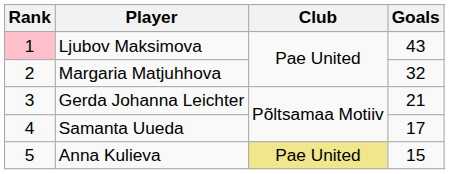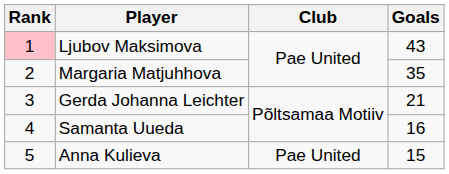(416, 73) 32 -> (416, 73) 35
(416, 127) 17 -> (416, 127) 16
(318, 155) khaki background -> (318, 155) no background
